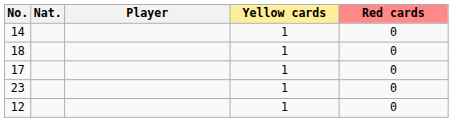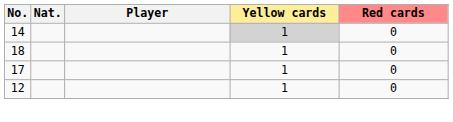(284, 33) no background -> (284, 33) lightgrey background
- row: (18, 89)
